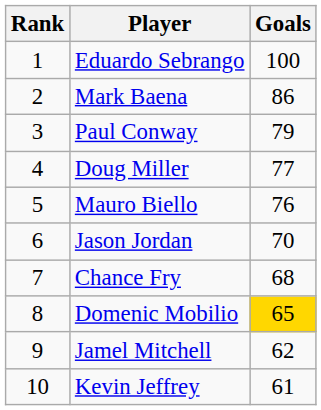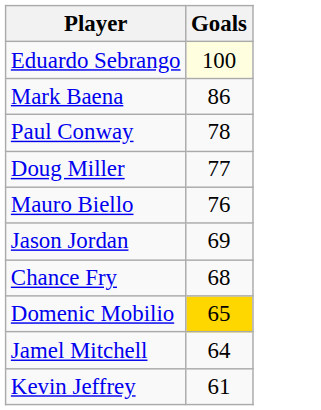- column: (38, 23)
(283, 59) no background -> (219, 59) lightyellow background
(283, 132) 79 -> (219, 132) 78
(283, 241) 70 -> (219, 241) 69
(283, 350) 62 -> (219, 350) 64
